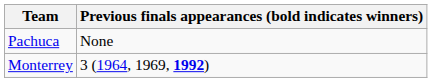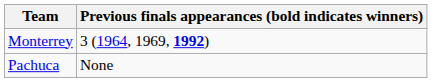rows swapped: (40, 65) <-> (34, 41)
